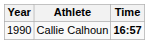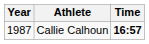(19, 30) 1990 -> (19, 30) 1987
